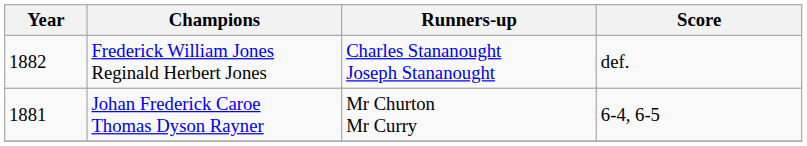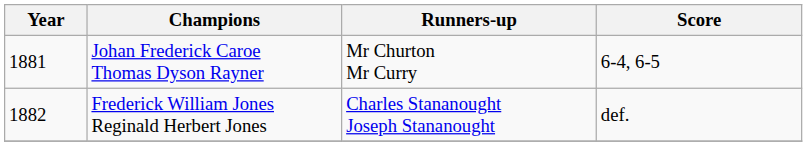rows swapped: (178, 114) <-> (183, 61)
